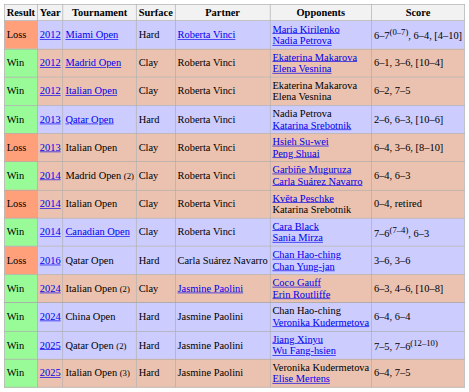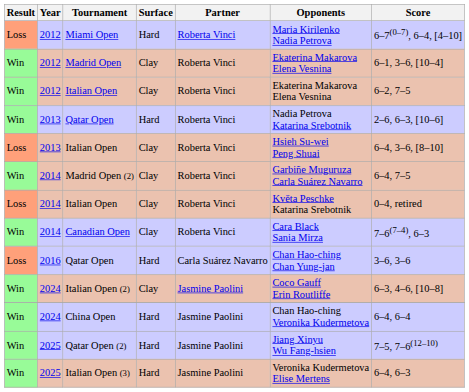(392, 176) 6–4, 6–3 -> (392, 176) 6–4, 7–5
(392, 373) 6–4, 7–5 -> (392, 373) 6–4, 6–3
